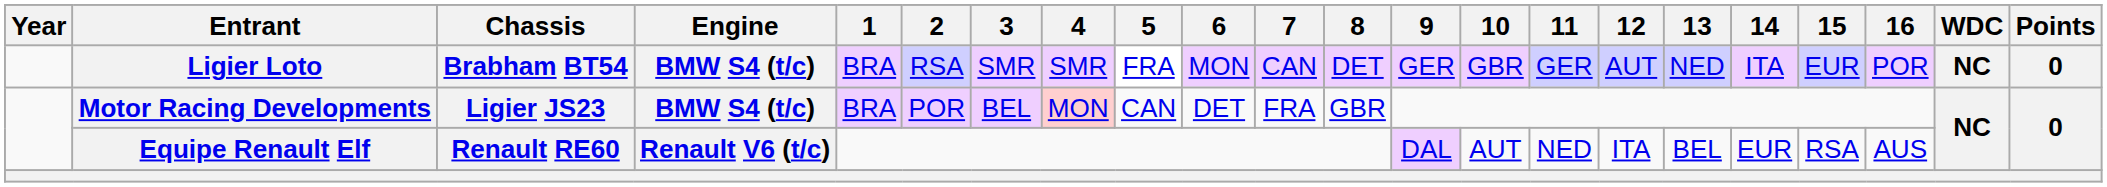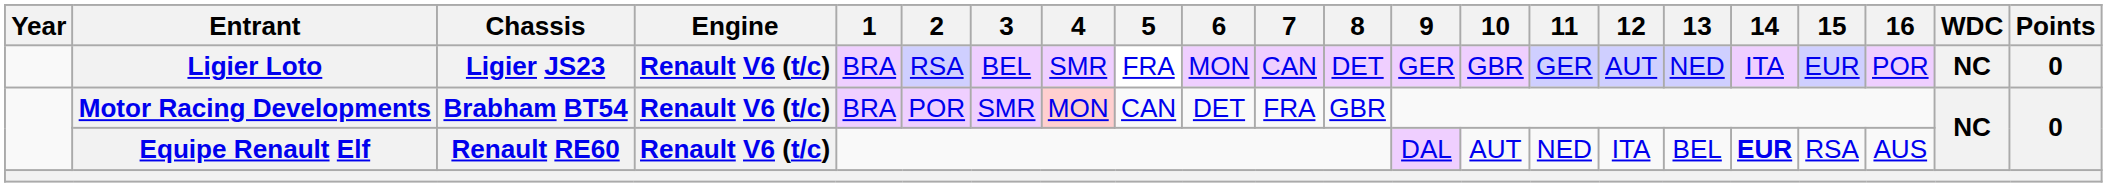(536, 66) Brabham BT54 -> (536, 66) Ligier JS23
(735, 66) BMW S4 (t/c) -> (735, 66) Renault V6 (t/c)
(1006, 66) SMR -> (1006, 66) BEL
(536, 107) Ligier JS23 -> (536, 107) Brabham BT54
(735, 107) BMW S4 (t/c) -> (735, 107) Renault V6 (t/c)
(1006, 107) BEL -> (1006, 107) SMR
(1765, 149) normal -> (1765, 149) bold
